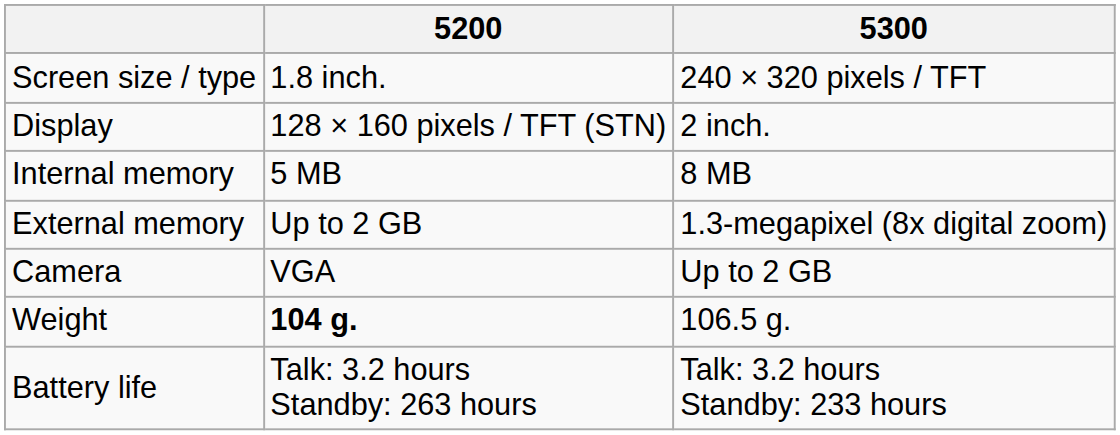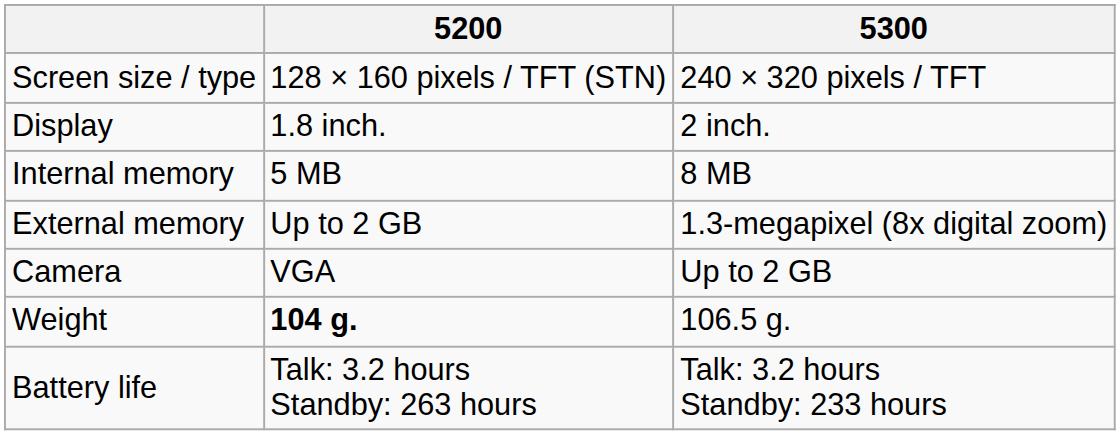(328, 77) 1.8 inch. -> (468, 77) 128 × 160 pixels / TFT (STN)
(468, 126) 128 × 160 pixels / TFT (STN) -> (328, 126) 1.8 inch.
